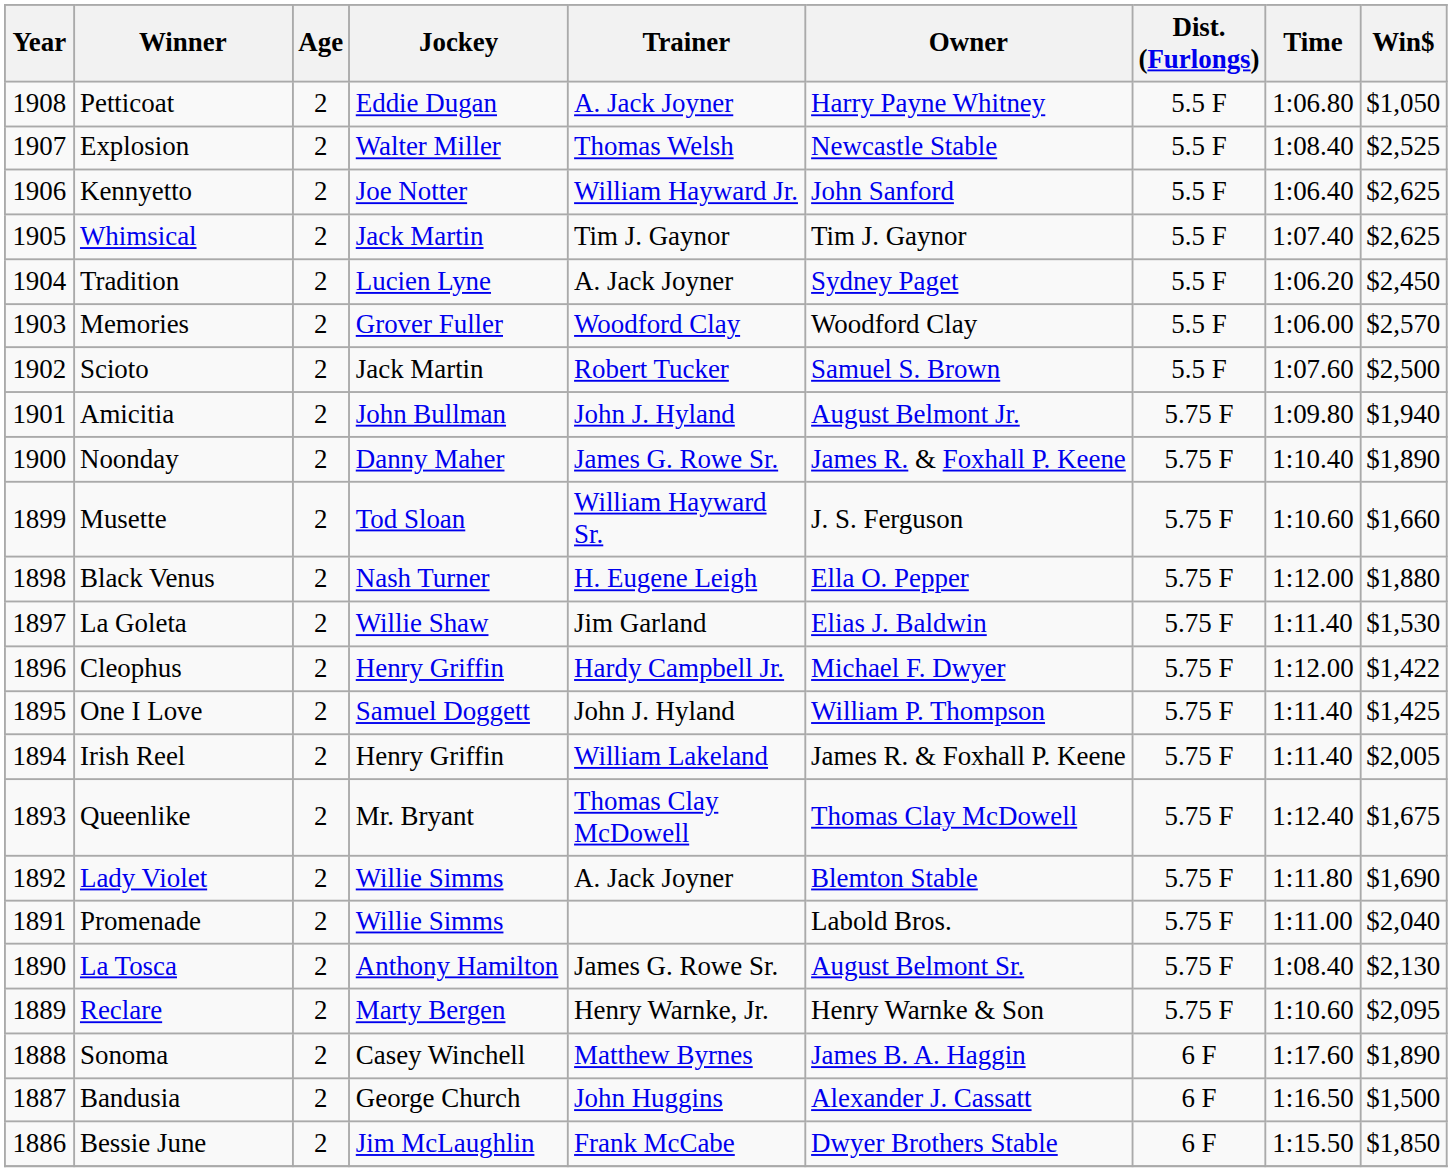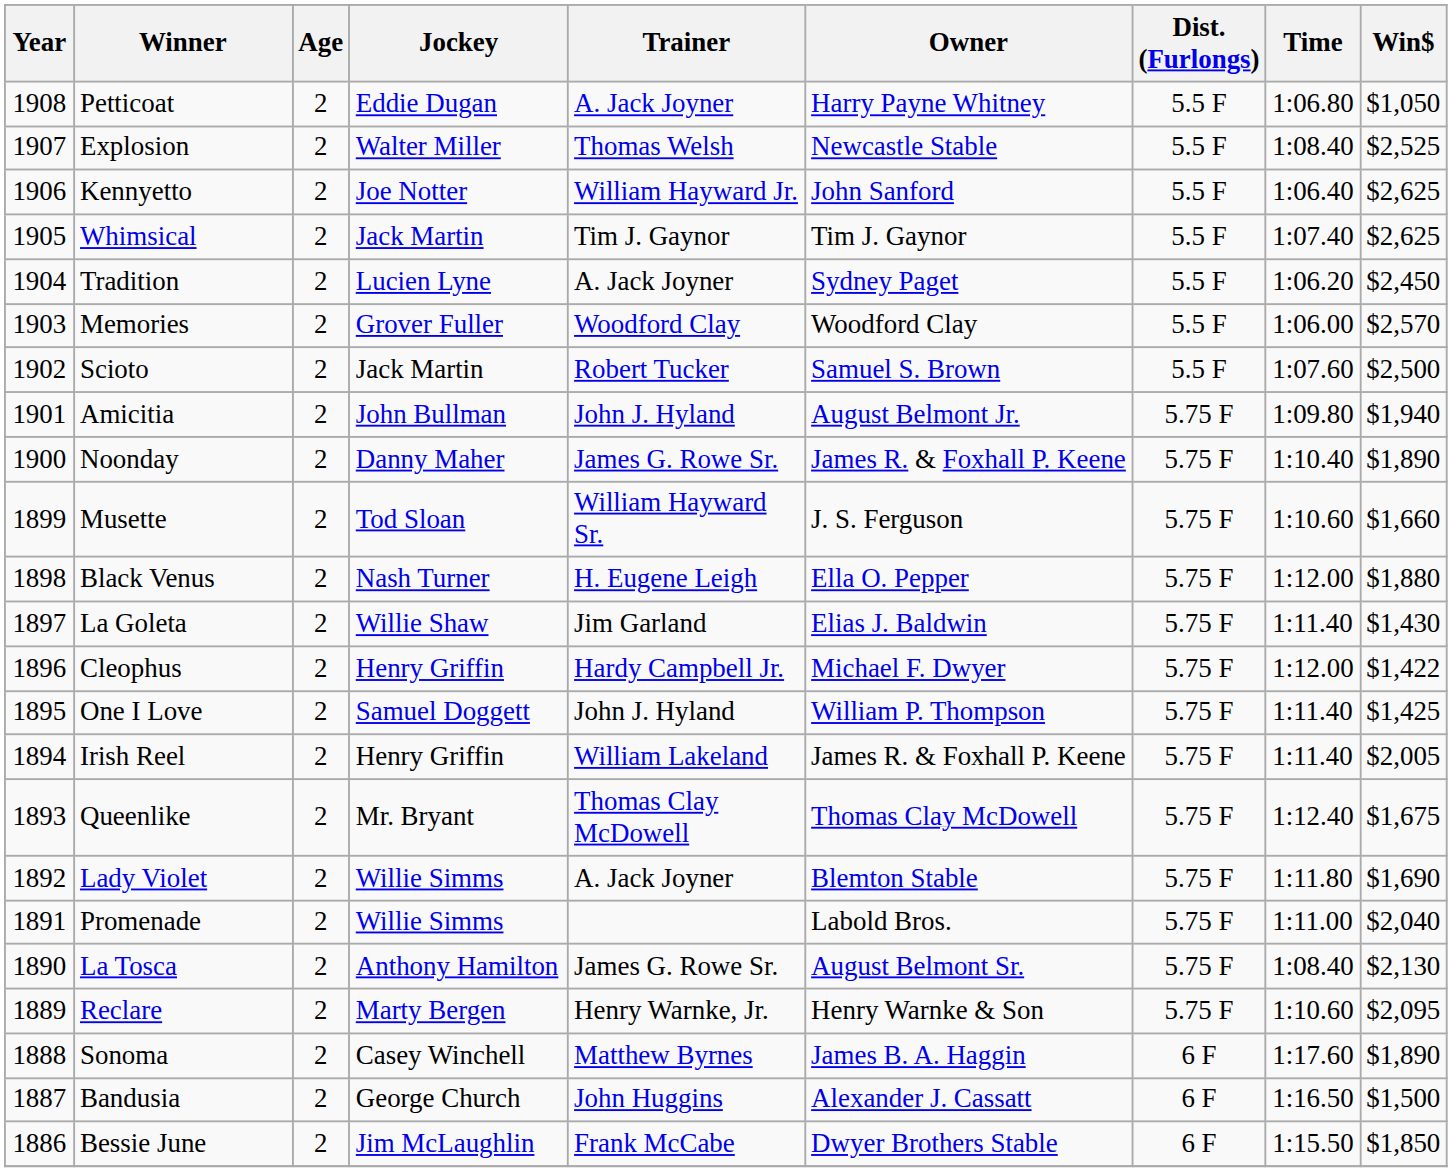(1403, 623) $1,530 -> (1403, 623) $1,430
